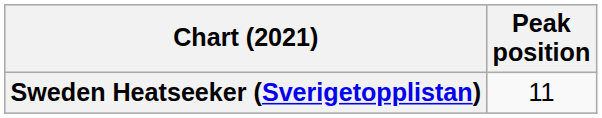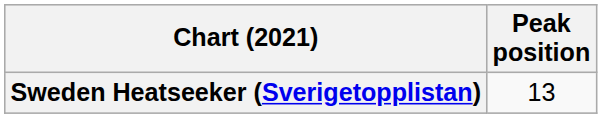(541, 92) 11 -> (541, 92) 13
